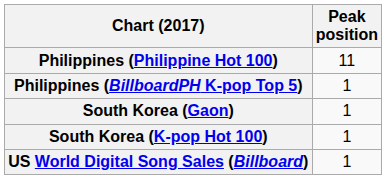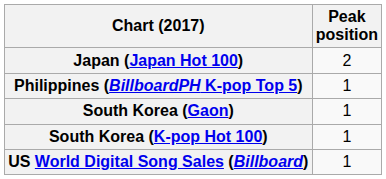+ row: (158, 60)
- row: (158, 60)
